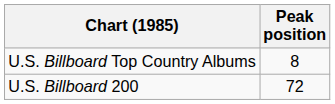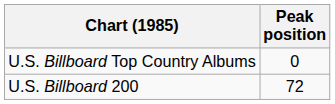(295, 61) 8 -> (295, 61) 0
